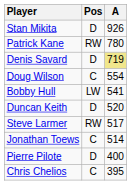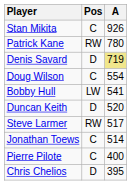(93, 28) D -> (93, 28) C
(93, 156) D -> (93, 156) C
(93, 172) C -> (93, 172) D
